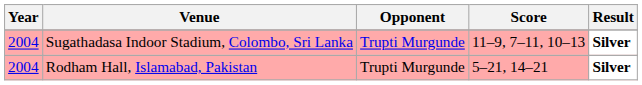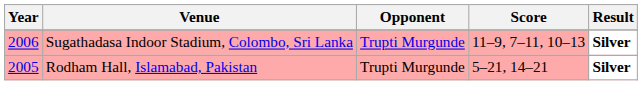(23, 42) 2004 -> (23, 42) 2006
(23, 67) 2004 -> (23, 67) 2005
